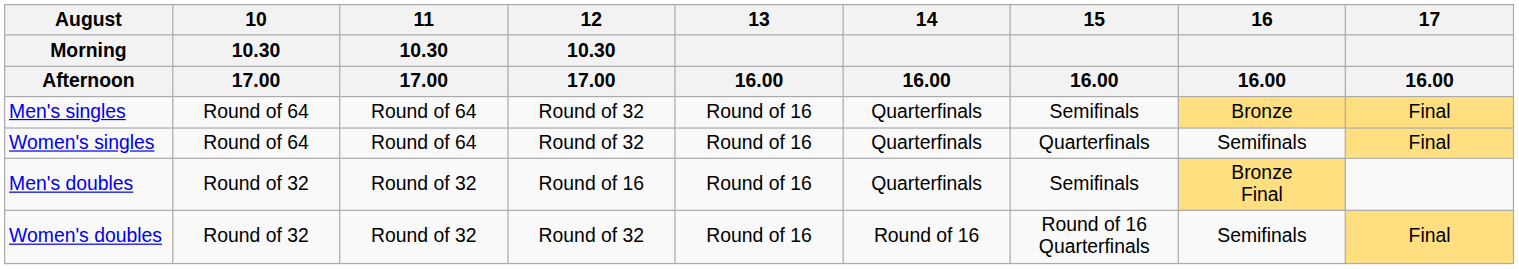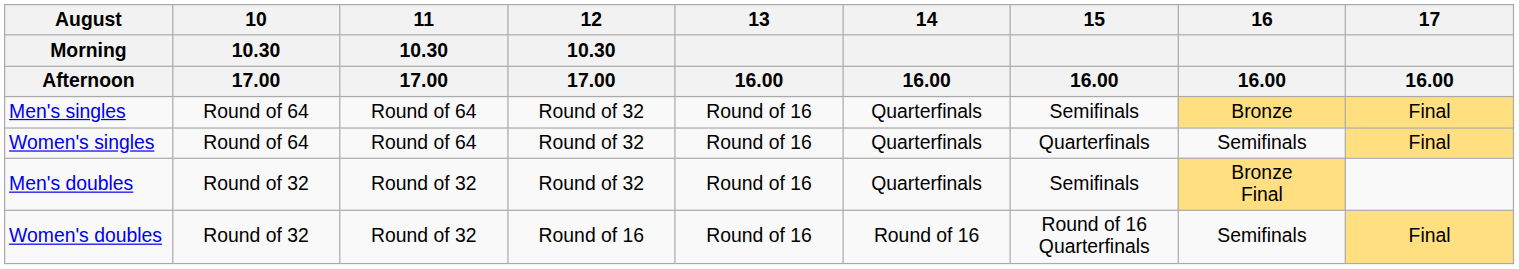(591, 184) Round of 16 -> (591, 184) Round of 32
(591, 236) Round of 32 -> (591, 236) Round of 16
